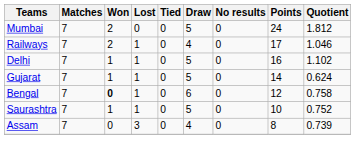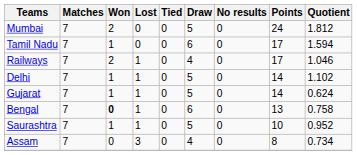+ row: (32, 45)
(276, 61) 16 -> (277, 77) 14
(276, 93) 12 -> (277, 110) 13
(319, 110) 0.752 -> (320, 126) 0.952
(319, 126) 0.739 -> (320, 142) 0.734
